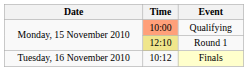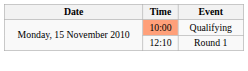(160, 43) khaki background -> (160, 43) no background
- row: (211, 58)
